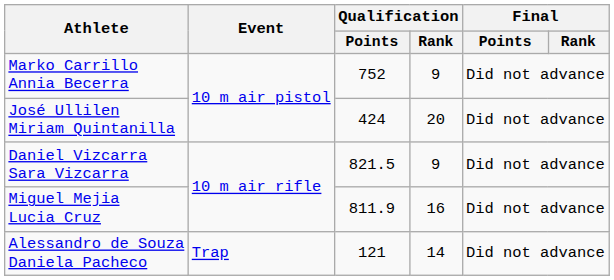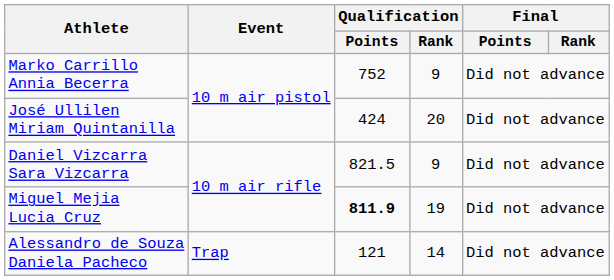(372, 209) normal -> (372, 209) bold
(436, 209) 16 -> (436, 209) 19
